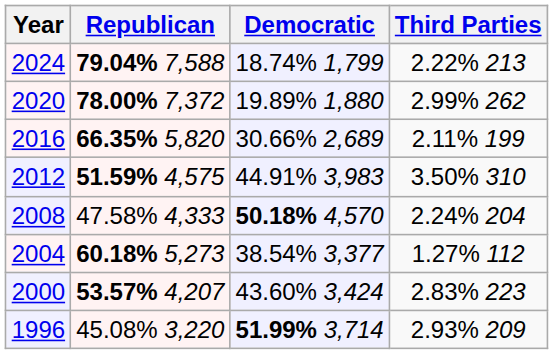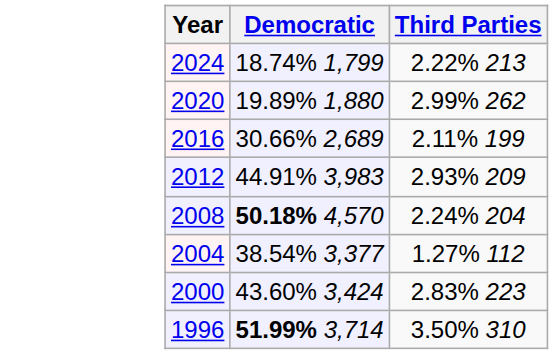- column: (150, 25)
(468, 177) 3.50% 310 -> (468, 177) 2.93% 209
(468, 329) 2.93% 209 -> (468, 329) 3.50% 310
